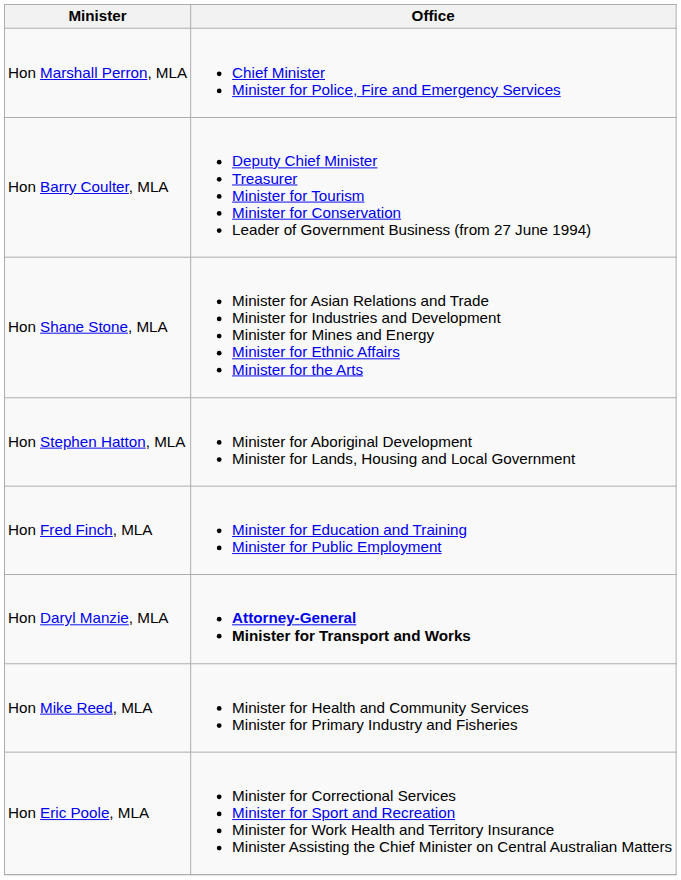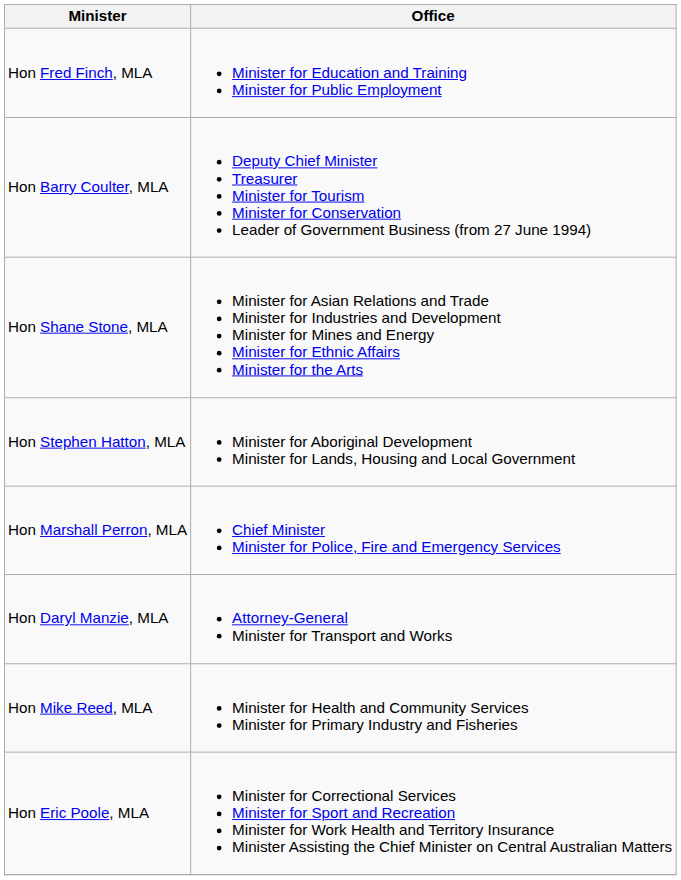rows swapped: (98, 72) <-> (80, 530)
(433, 628) bold -> (433, 628) normal
